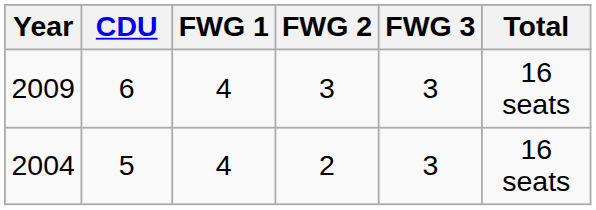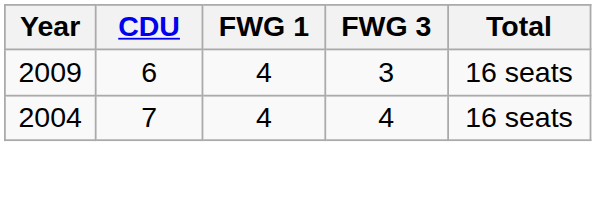- column: (327, 27)
(127, 165) 5 -> (149, 117) 7
(430, 165) 3 -> (386, 117) 4
